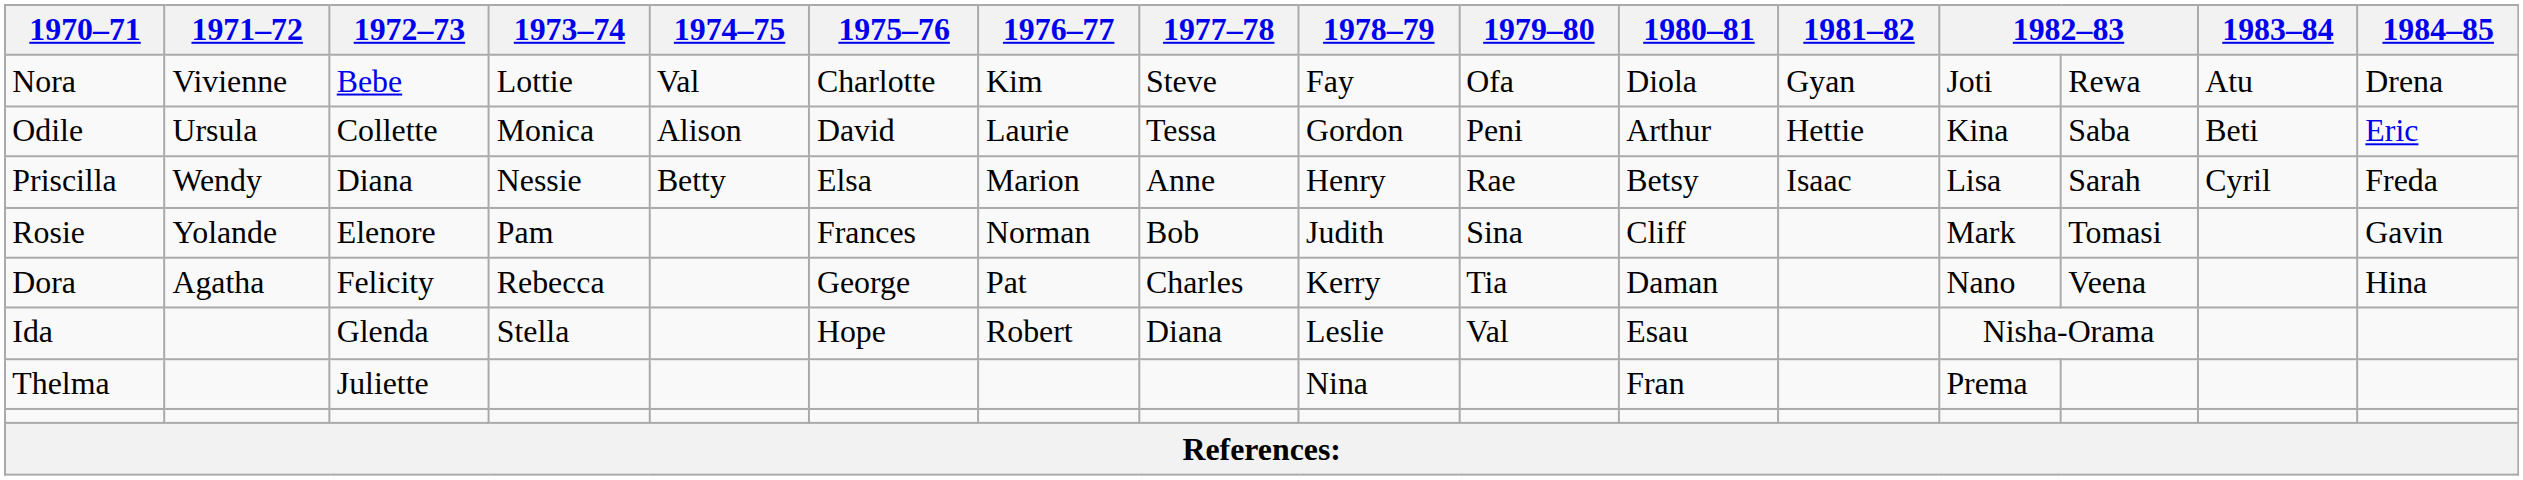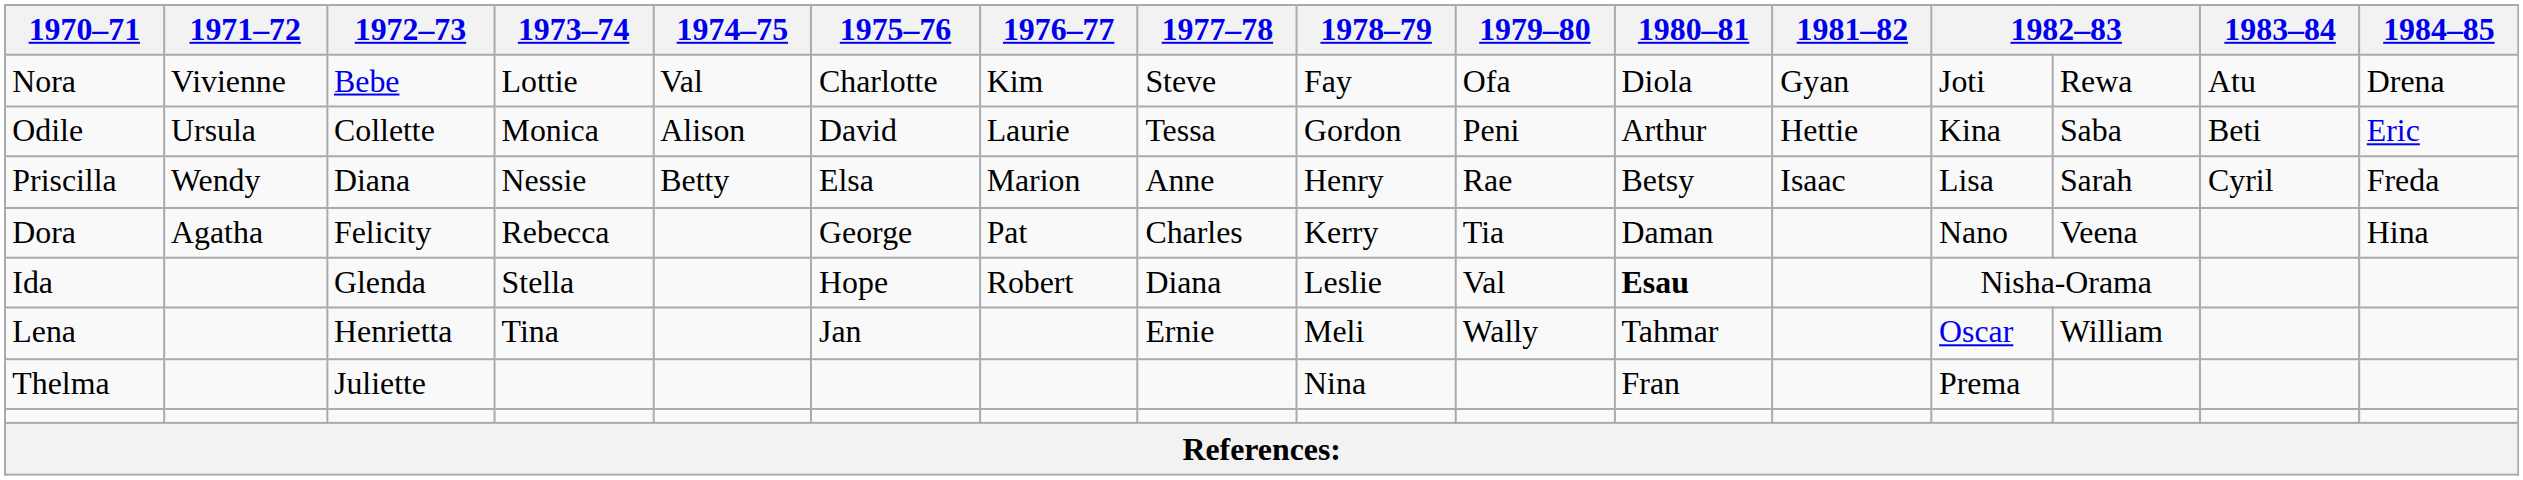- row: (49, 231)
(1657, 332) normal -> (1655, 282) bold
+ row: (44, 332)
